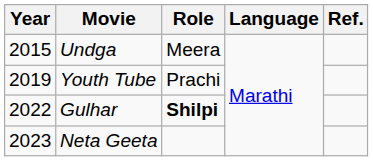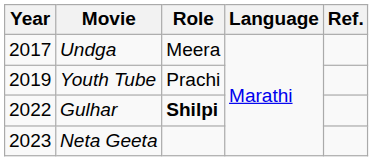(30, 49) 2015 -> (30, 49) 2017
